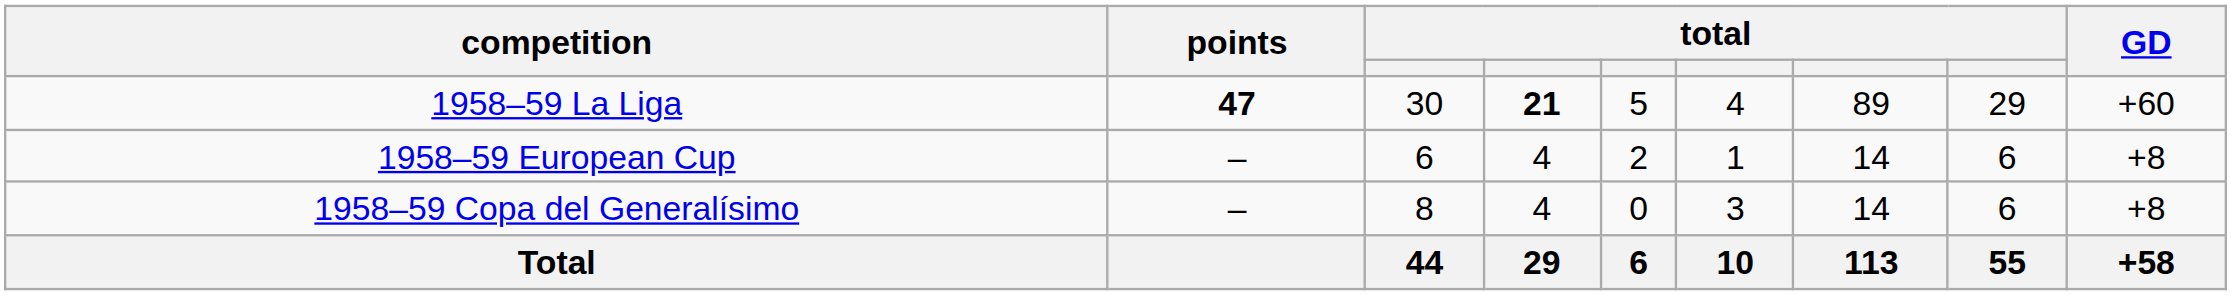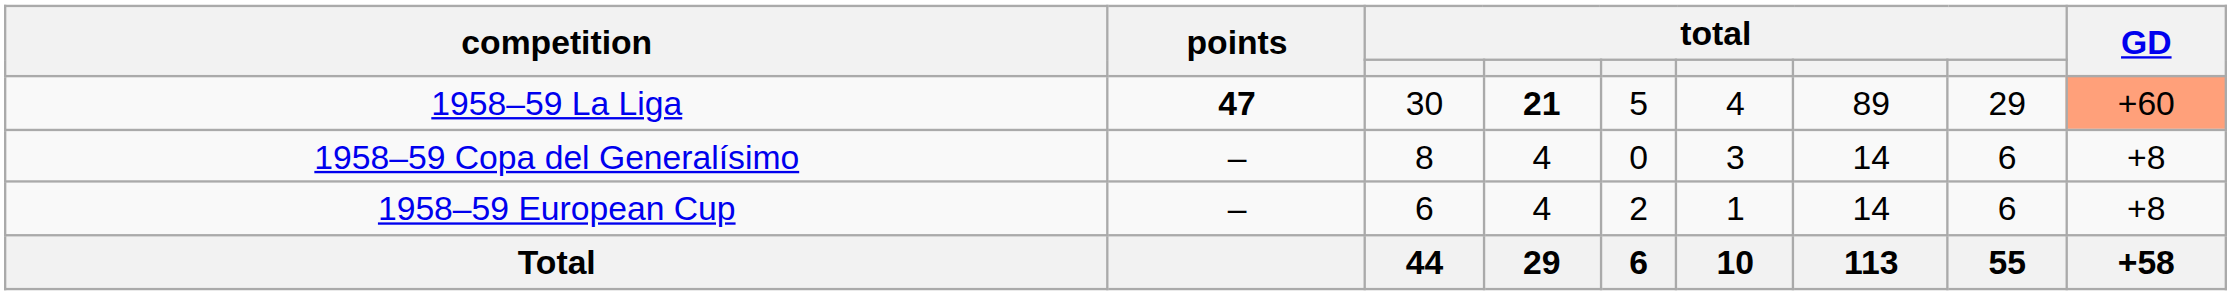(2146, 102) no background -> (2146, 102) lightsalmon background
rows swapped: (557, 209) <-> (557, 156)
